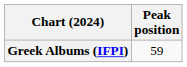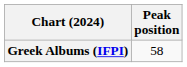(157, 51) 59 -> (157, 51) 58
